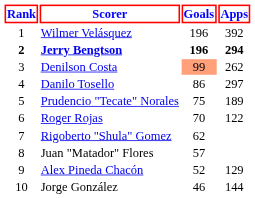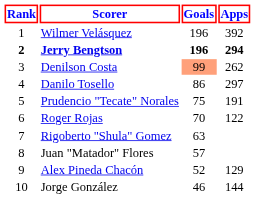(234, 101) 189 -> (234, 101) 191
(199, 135) 62 -> (199, 135) 63
